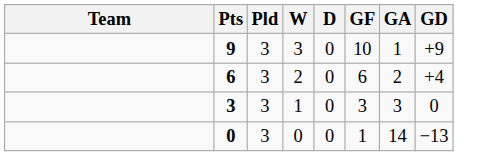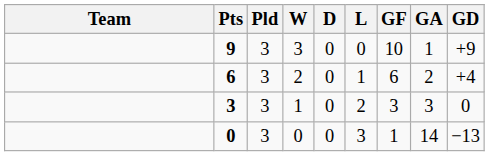+ column: (361, 19)
